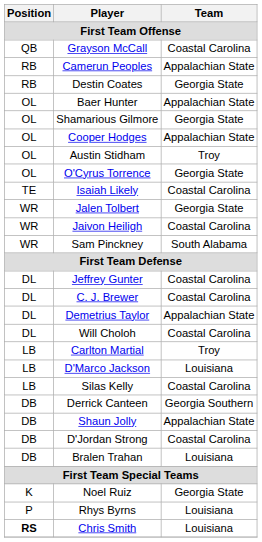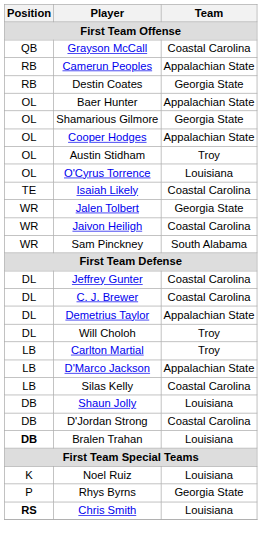(209, 173) Georgia State -> (209, 173) Louisiana
(209, 333) Coastal Carolina -> (209, 333) Troy
(209, 368) Louisiana -> (209, 368) Appalachian State
- row: (107, 404)
(209, 421) Appalachian State -> (209, 404) Louisiana
(29, 457) normal -> (29, 439) bold
(209, 492) Georgia State -> (209, 475) Louisiana
(209, 510) Louisiana -> (209, 492) Georgia State
